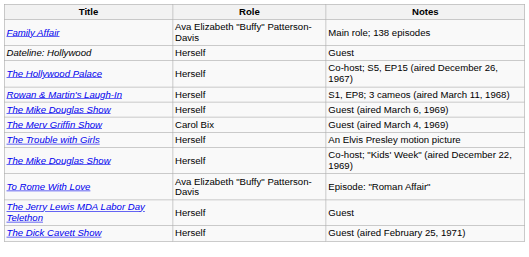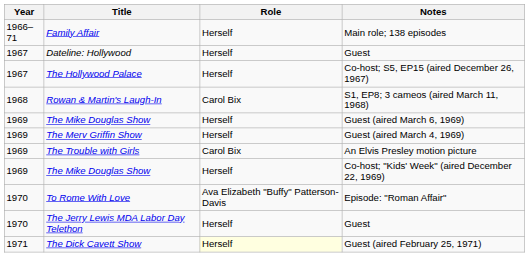+ column: (24, 12)
(243, 32) Ava Elizabeth "Buffy" Patterson-Davis -> (217, 32) Herself
(190, 94) Herself -> (221, 100) Carol Bix
(194, 125) Carol Bix -> (217, 135) Herself
(190, 140) Herself -> (221, 151) Carol Bix
(190, 233) no background -> (217, 244) lightyellow background
